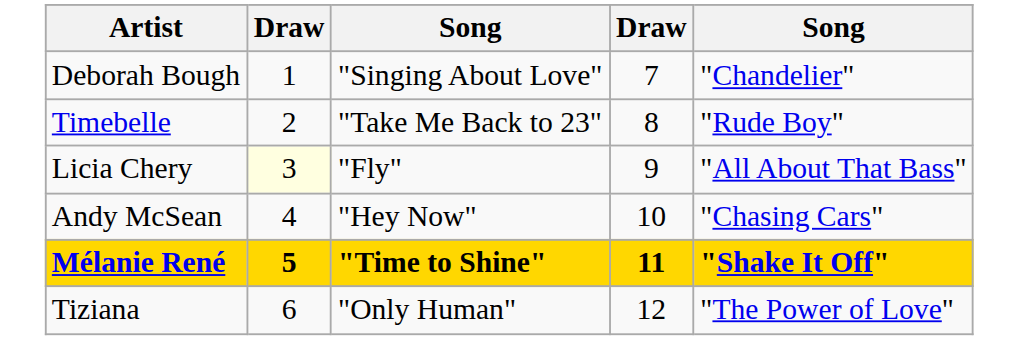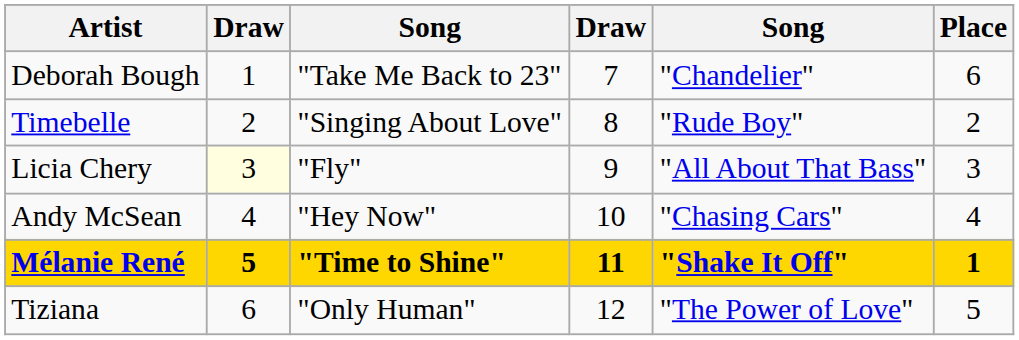+ column: (973, 27)
(470, 74) "Singing About Love" -> (429, 74) "Take Me Back to 23"
(470, 121) "Take Me Back to 23" -> (430, 121) "Singing About Love"
